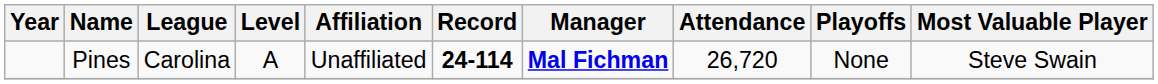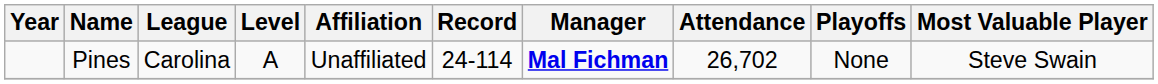(477, 59) bold -> (477, 59) normal
(742, 59) 26,720 -> (742, 59) 26,702
